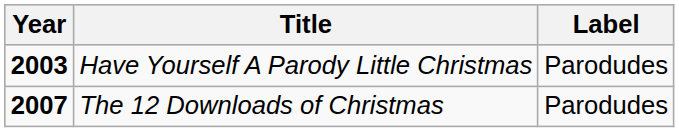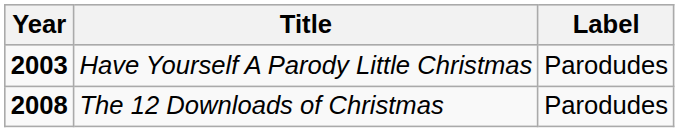(39, 106) 2007 -> (39, 106) 2008
